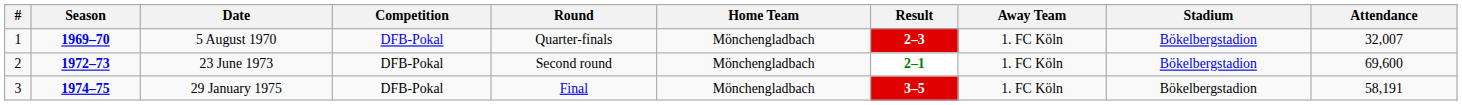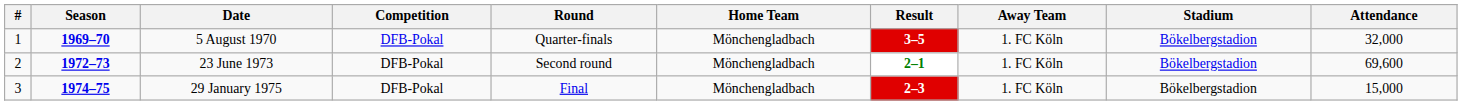(914, 40) 2–3 -> (914, 40) 3–5
(1384, 40) 32,007 -> (1384, 40) 32,000
(914, 88) 3–5 -> (914, 88) 2–3
(1384, 88) 58,191 -> (1384, 88) 15,000
